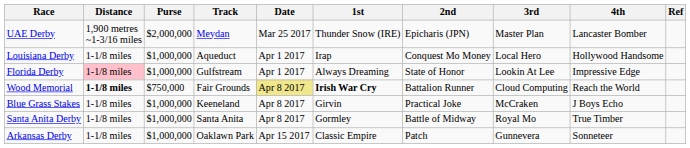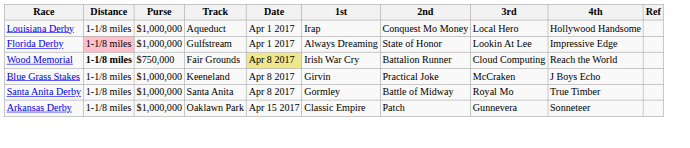- row: (31, 34)
(346, 87) bold -> (332, 60) normal
